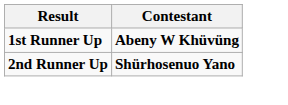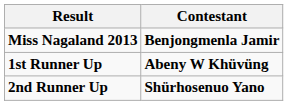+ row: (73, 40)
